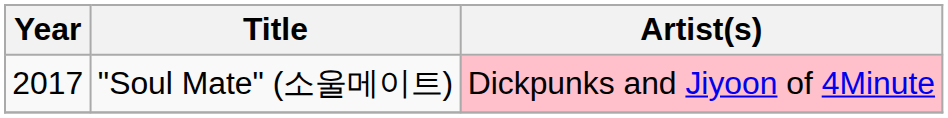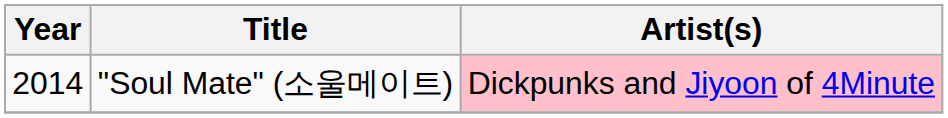(48, 83) 2017 -> (48, 83) 2014
